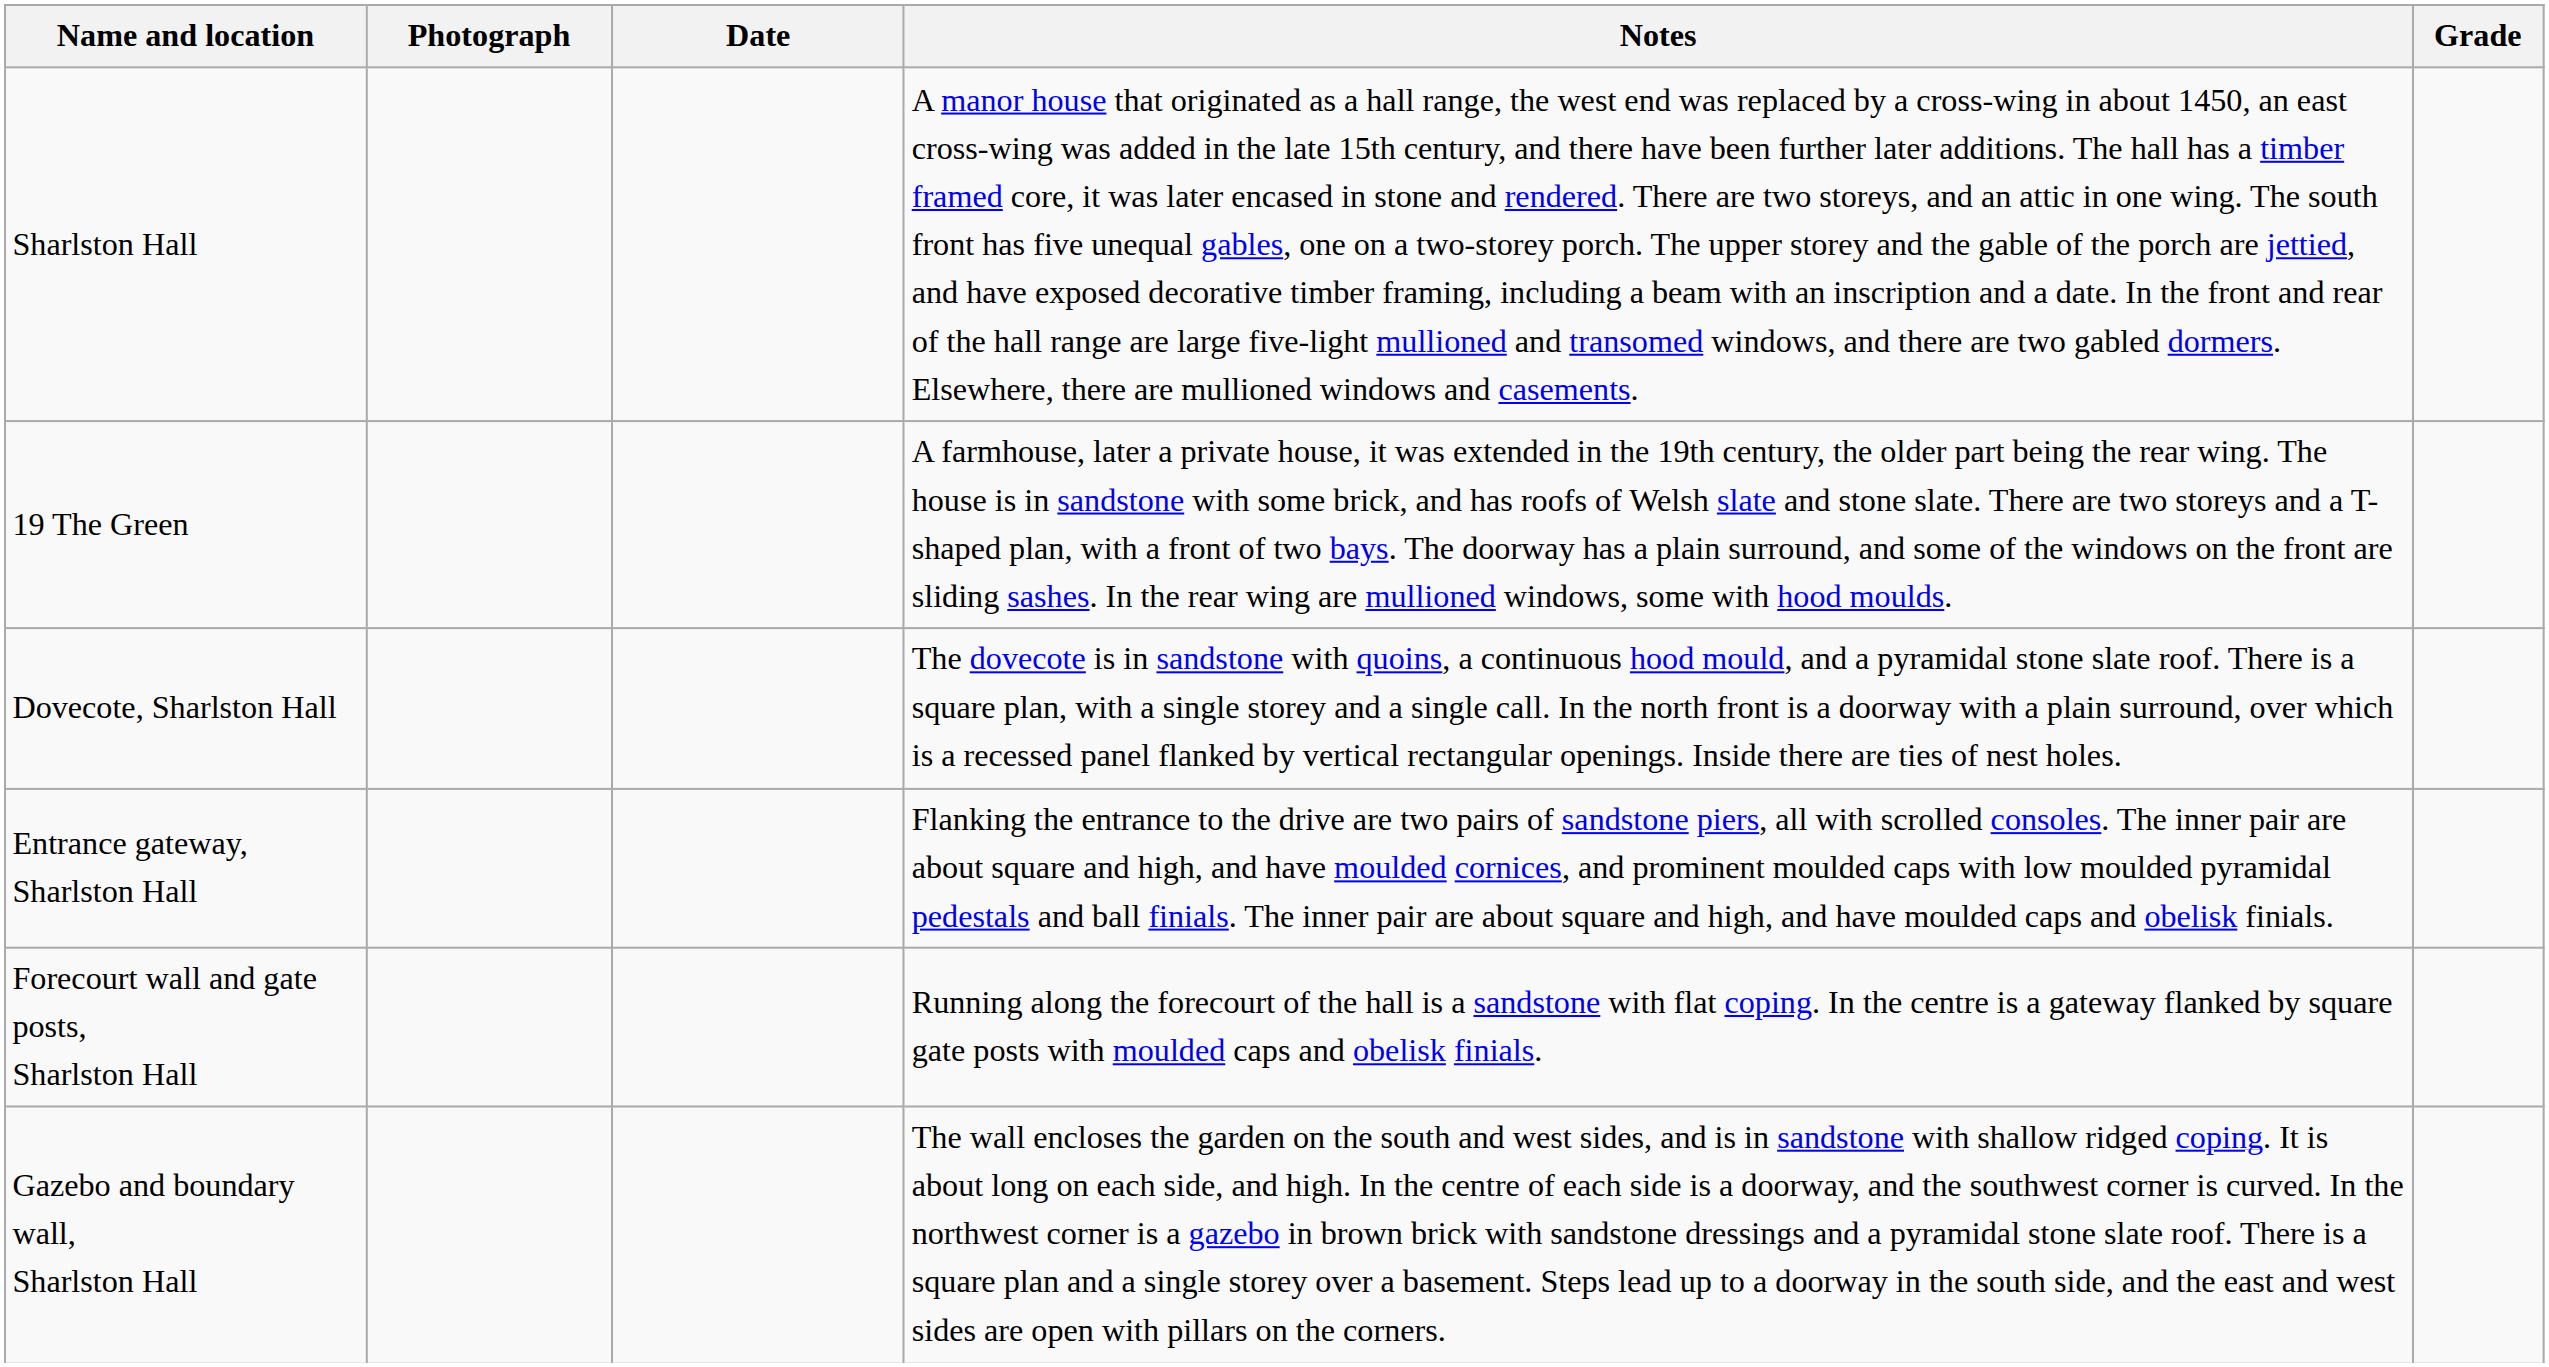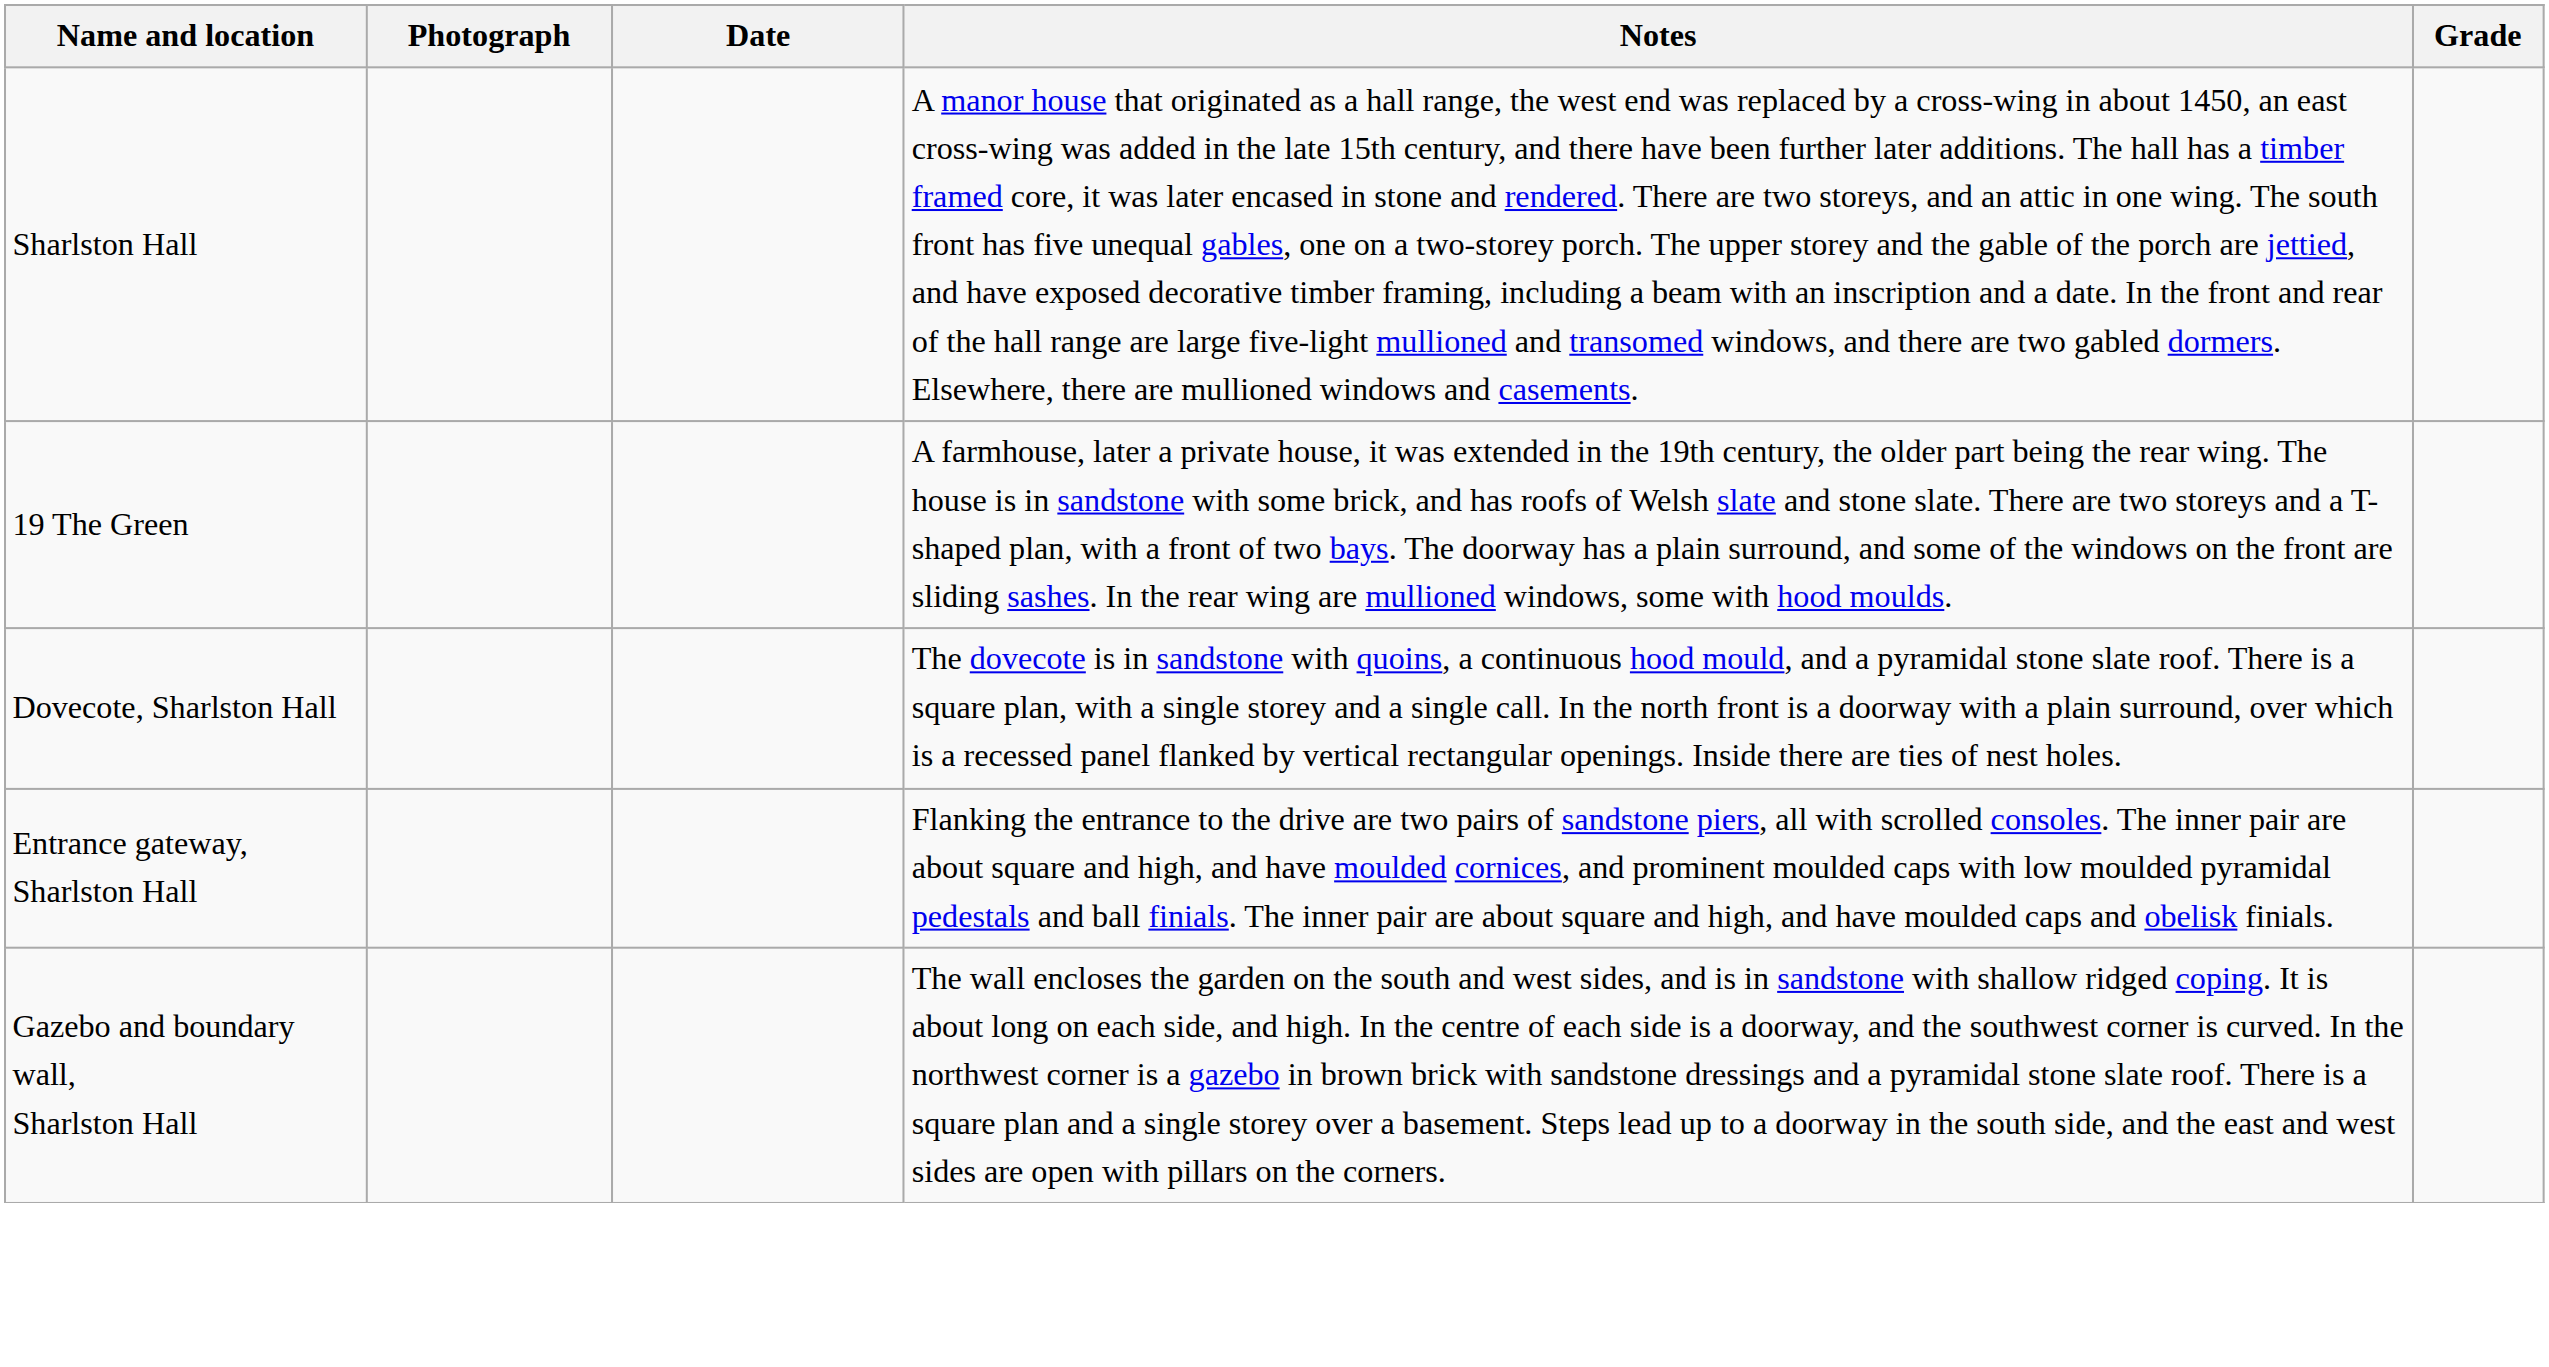- row: (165, 1026)
